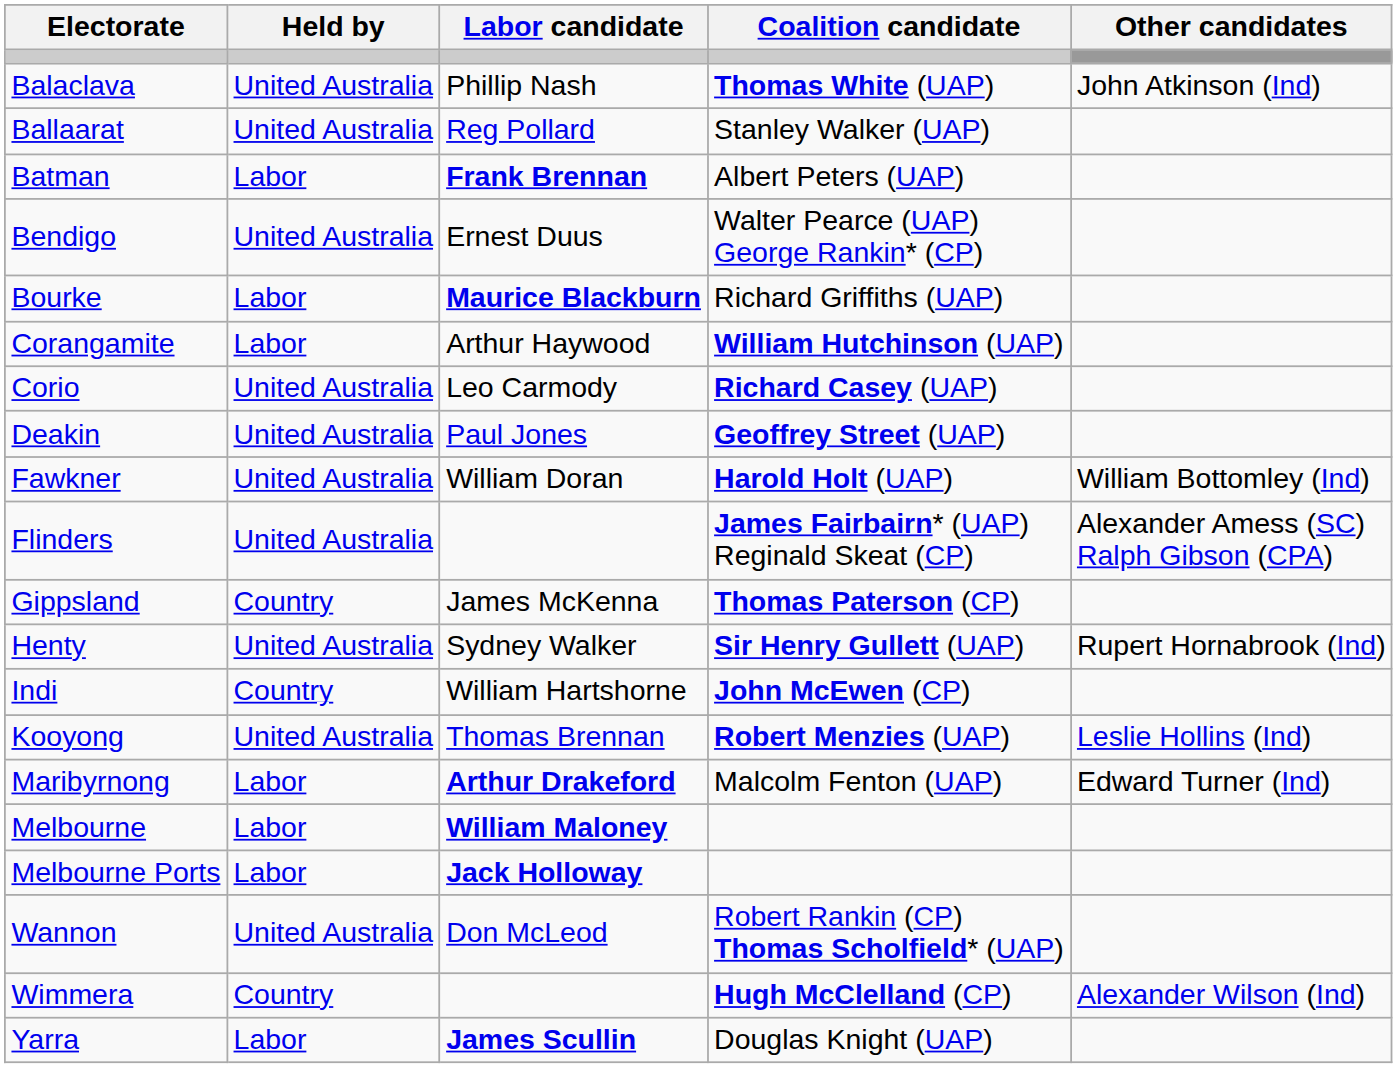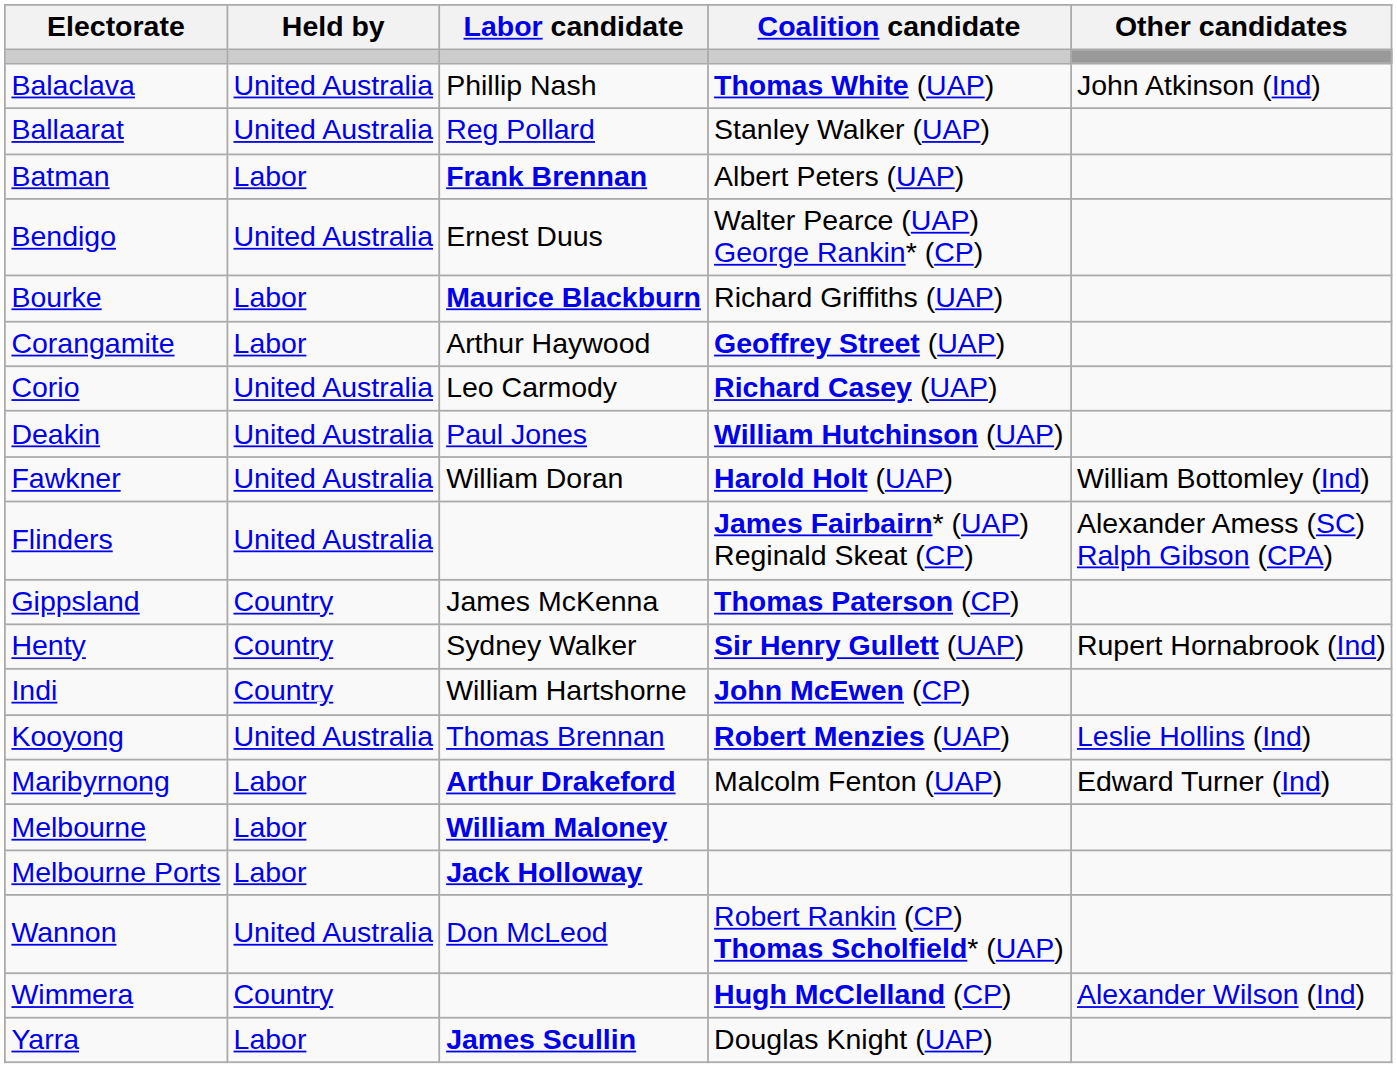(889, 343) William Hutchinson (UAP) -> (860, 343) Geoffrey Street (UAP)
(860, 433) Geoffrey Street (UAP) -> (889, 433) William Hutchinson (UAP)
(333, 646) United Australia -> (283, 646) Country
